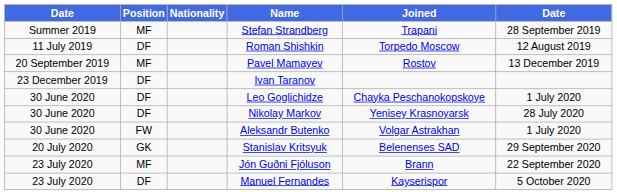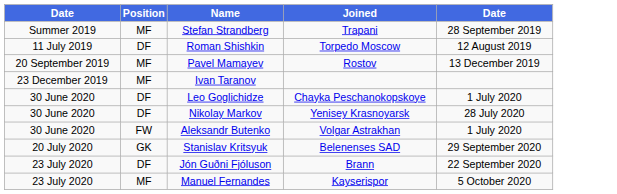- column: (197, 13)
(144, 81) DF -> (144, 81) MF
(144, 165) MF -> (144, 165) DF
(144, 182) DF -> (144, 182) MF
